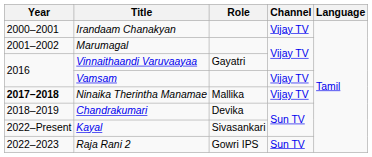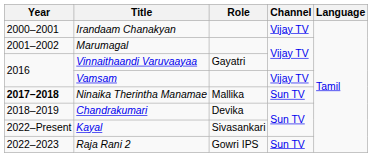(289, 95) Vijay TV -> (288, 95) Sun TV
